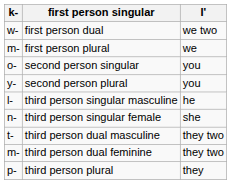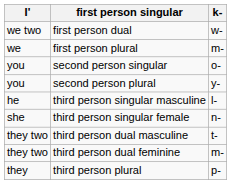columns swapped: (13, 13) <-> (203, 13)
